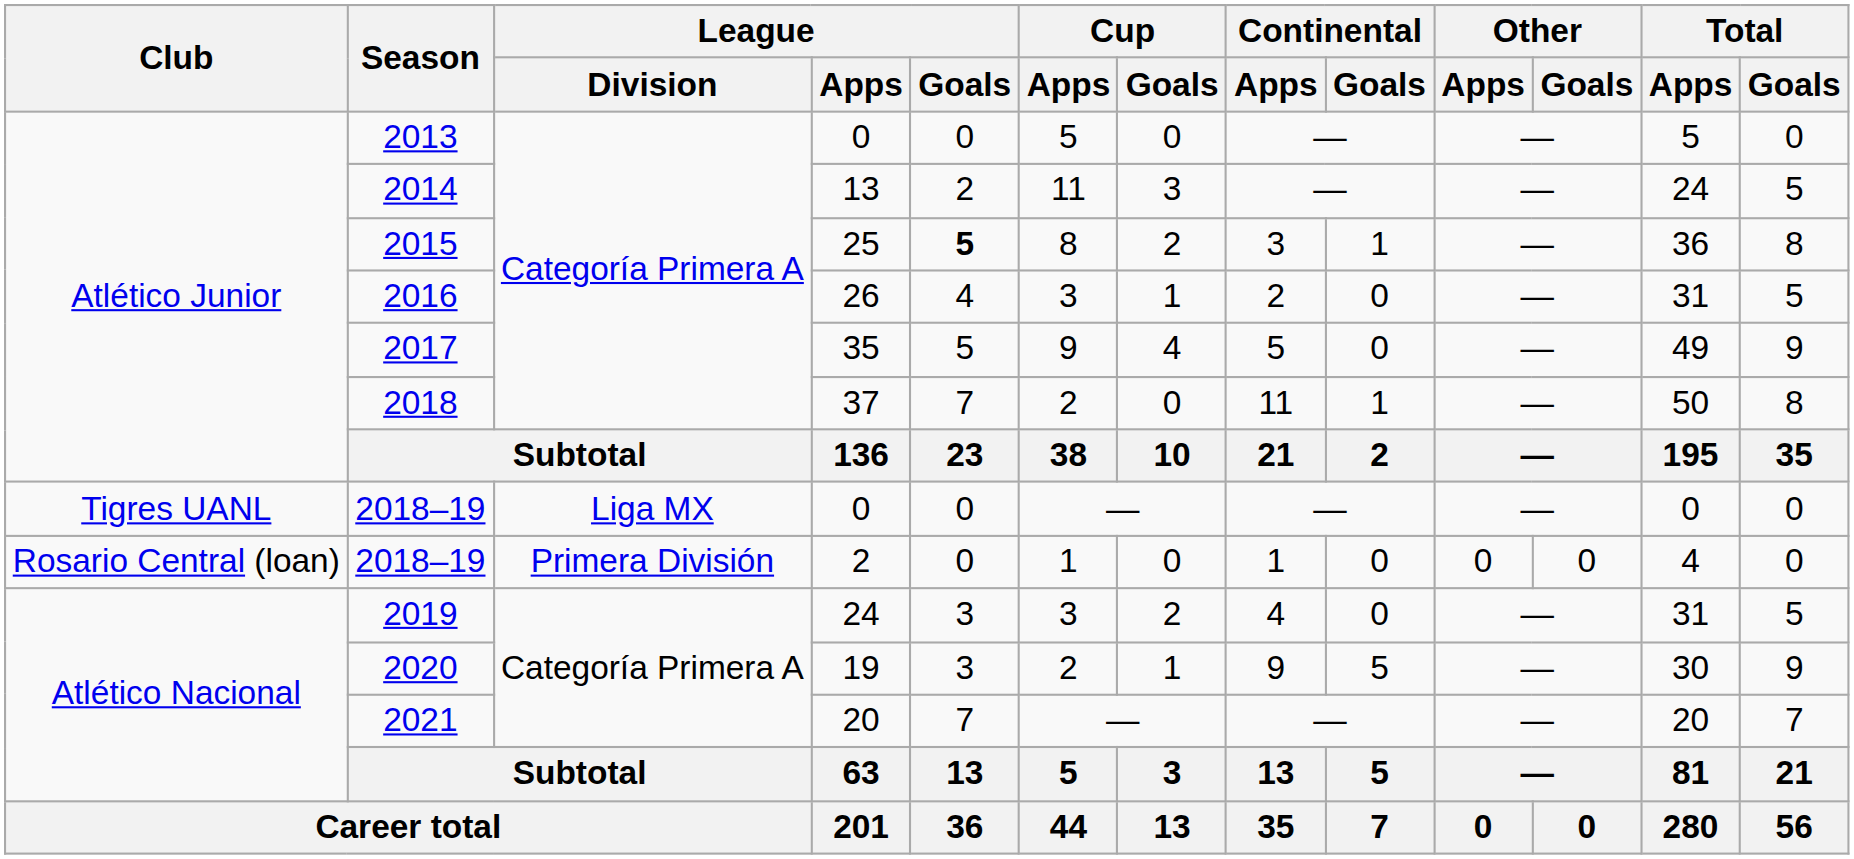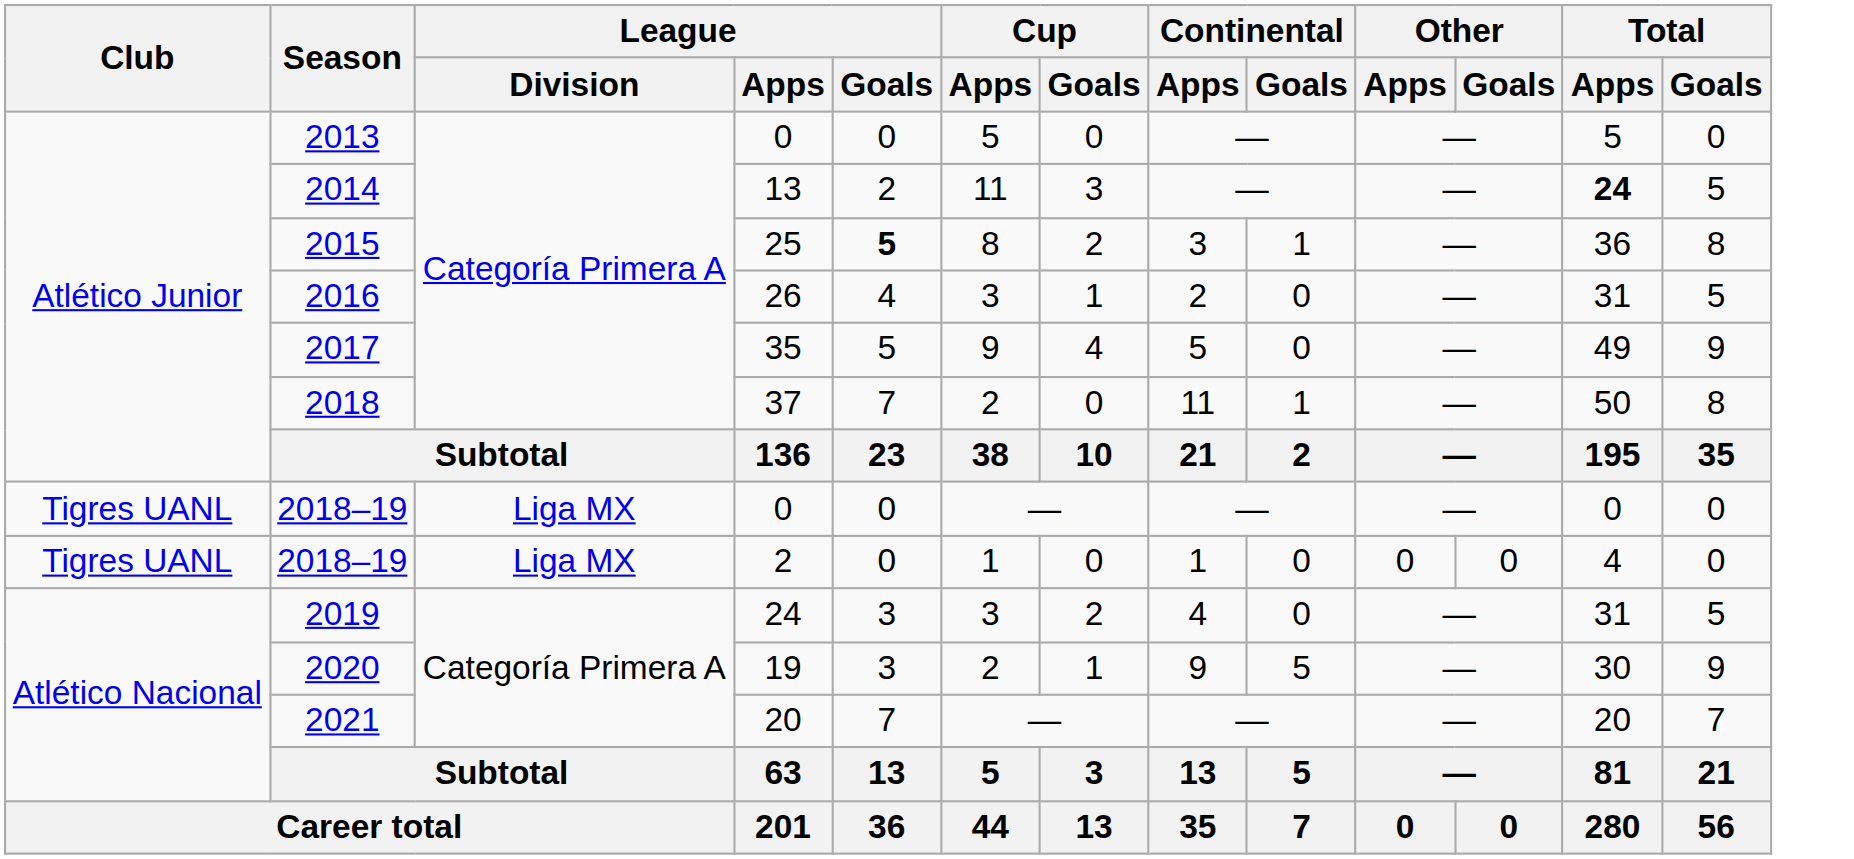(1691, 190) normal -> (1612, 190) bold
(176, 561) Rosario Central (loan) -> (137, 561) Tigres UANL
(652, 561) Primera División -> (574, 561) Liga MX
